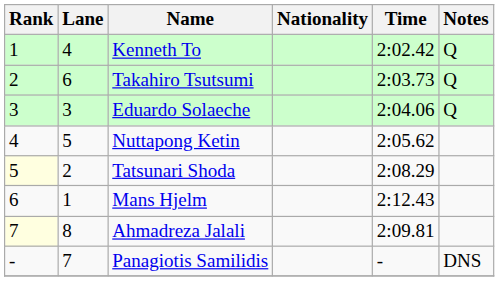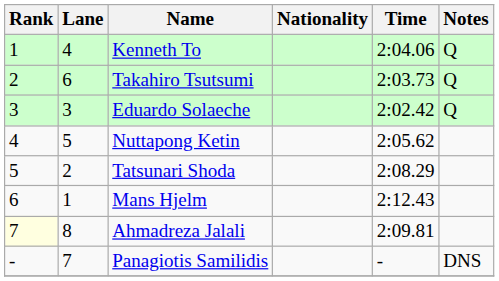(406, 49) 2:02.42 -> (406, 49) 2:04.06
(406, 110) 2:04.06 -> (406, 110) 2:02.42
(14, 170) lightyellow background -> (14, 170) no background
